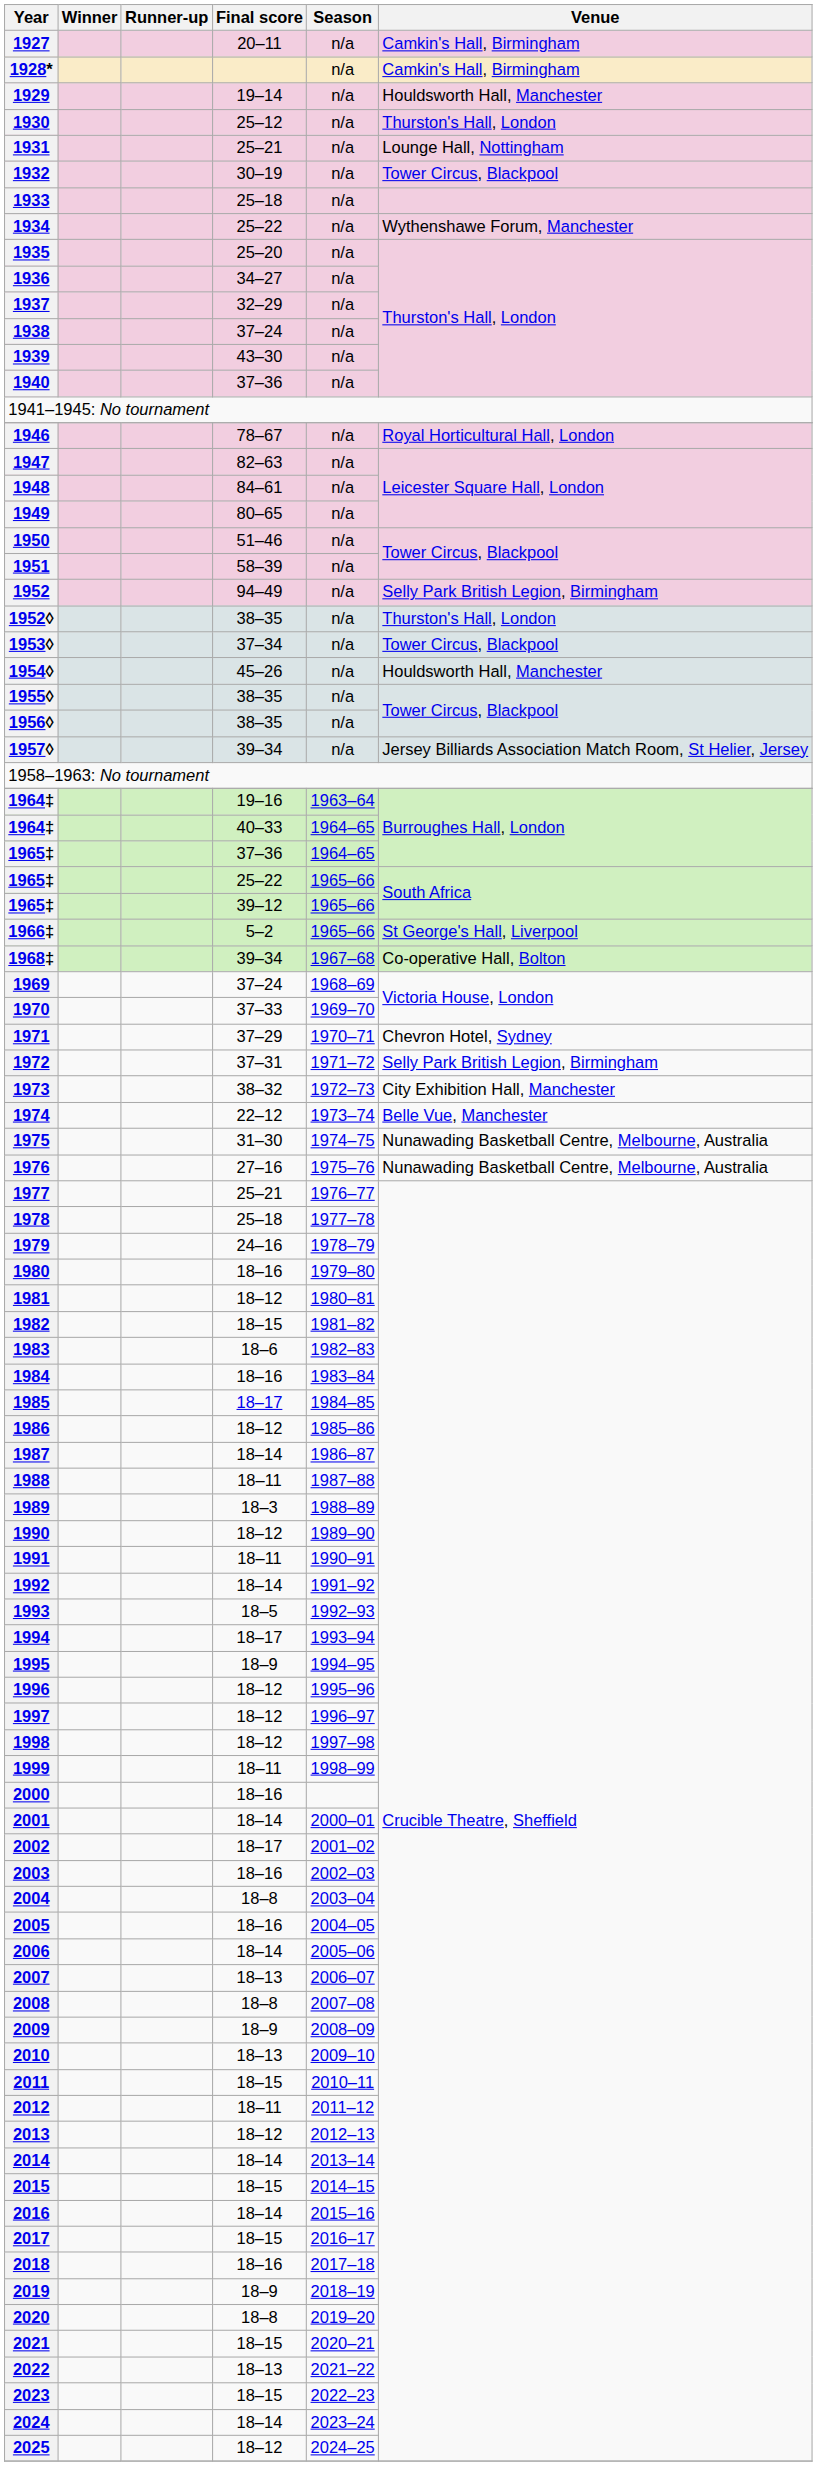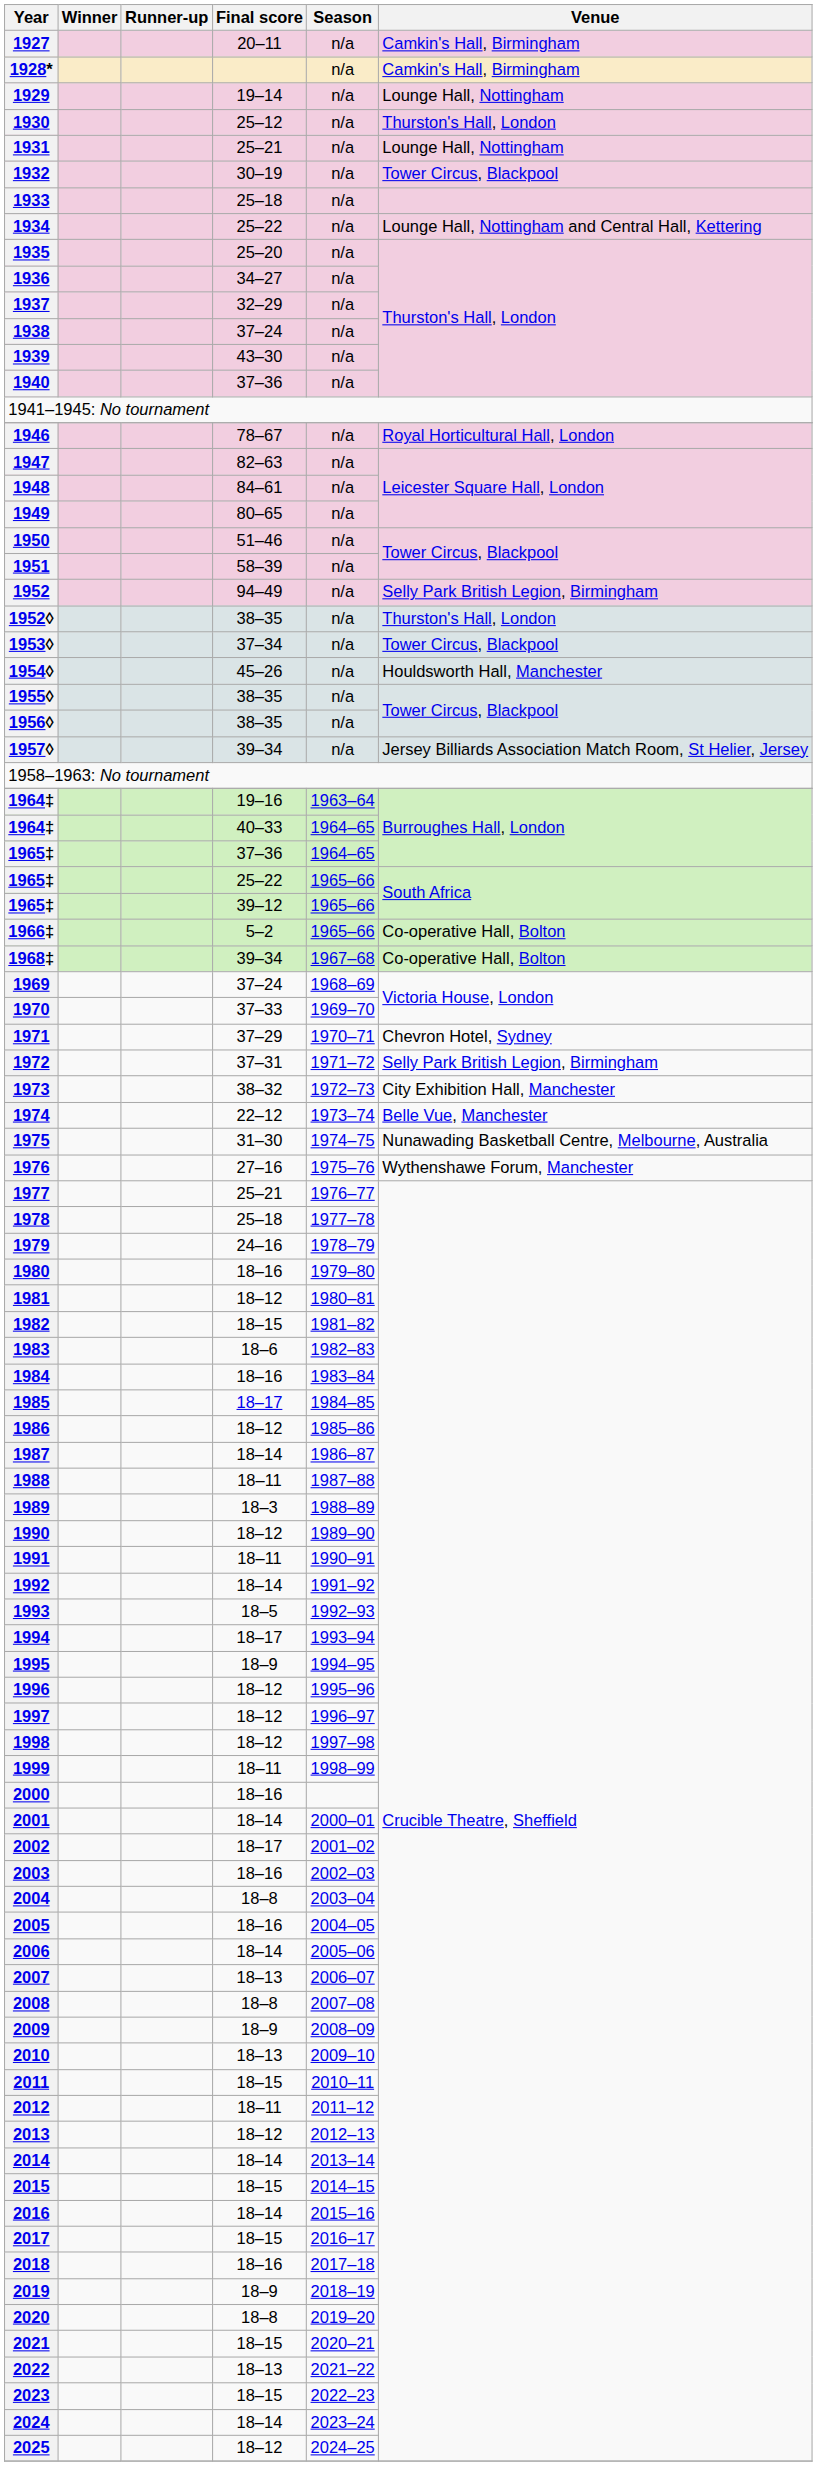(492, 95) Houldsworth Hall, Manchester -> (473, 95) Lounge Hall, Nottingham
(508, 226) Wythenshawe Forum, Manchester -> (572, 226) Lounge Hall, Nottingham and Central Hall, Kettering
(480, 932) St George's Hall, Liverpool -> (474, 932) Co-operative Hall, Bolton
(575, 1167) Nunawading Basketball Centre, Melbourne, Australia -> (508, 1167) Wythenshawe Forum, Manchester
